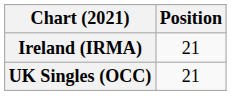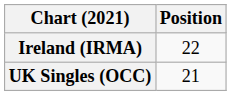(191, 47) 21 -> (191, 47) 22
